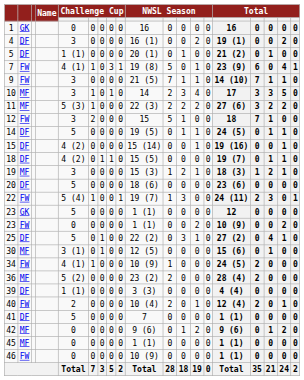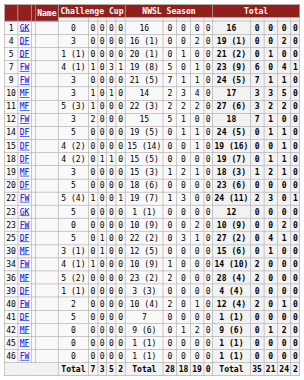(231, 80) 14 (10) -> (231, 80) 24 (5)
(144, 225) 1 (1) -> (144, 225) 10 (9)
(231, 264) 24 (5) -> (231, 264) 14 (10)
(144, 356) 10 (9) -> (144, 356) 1 (1)
